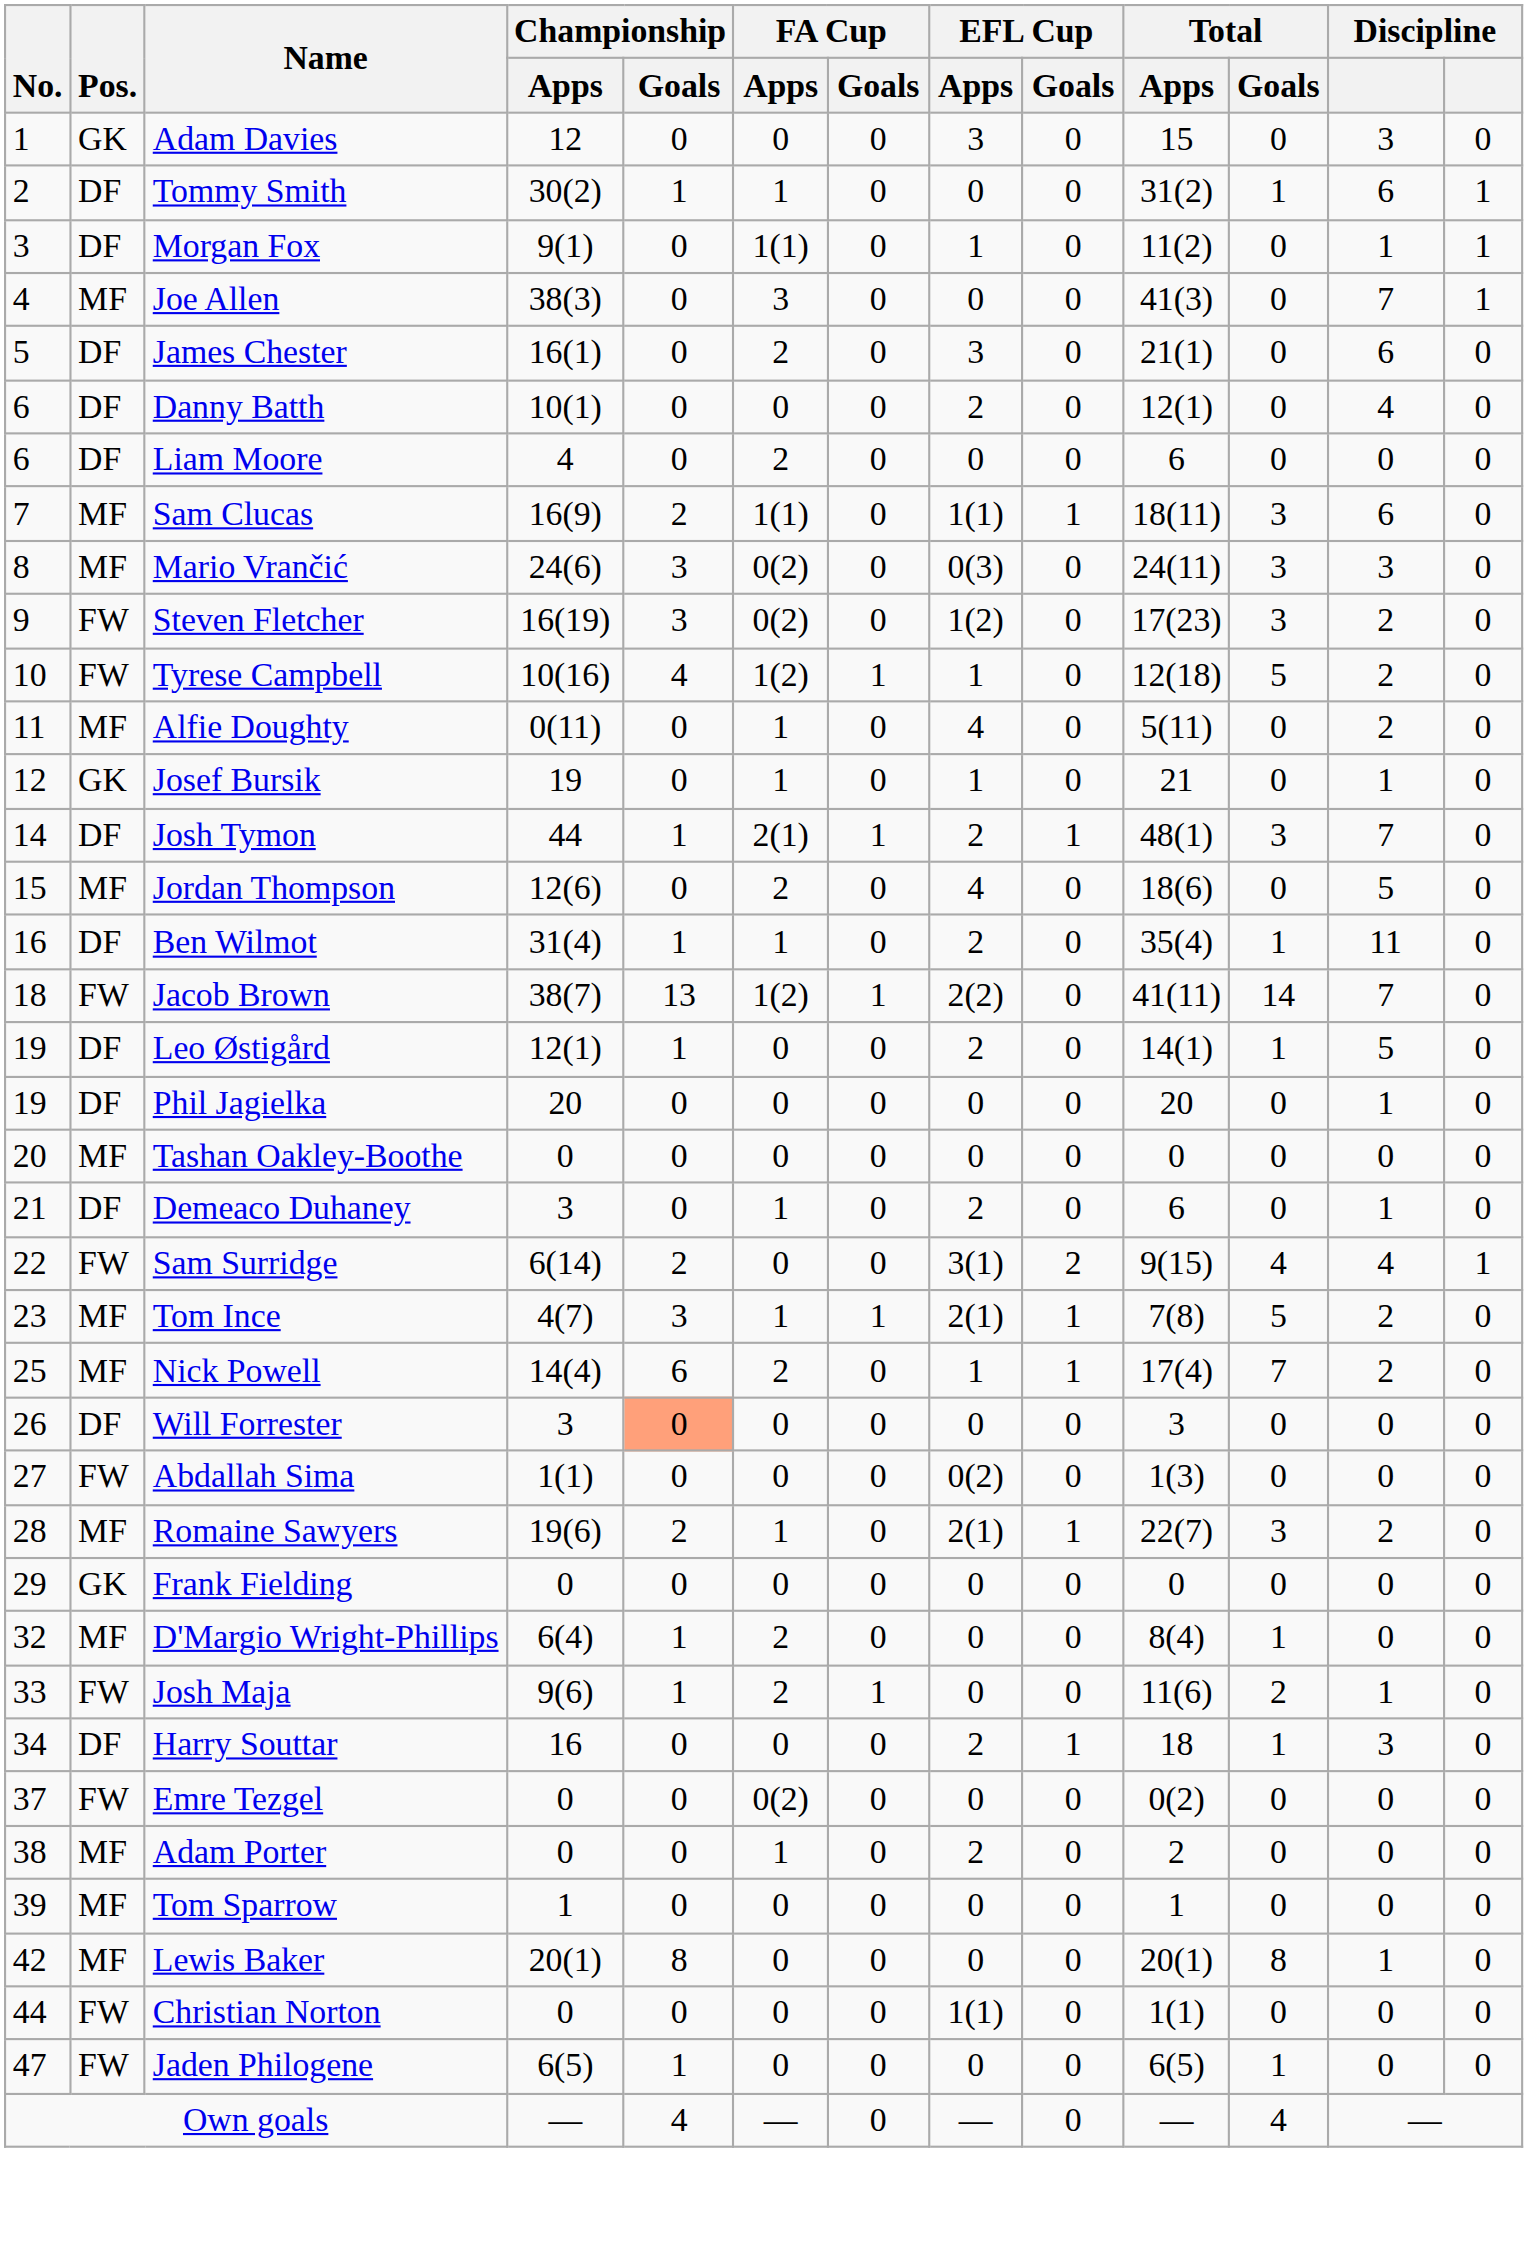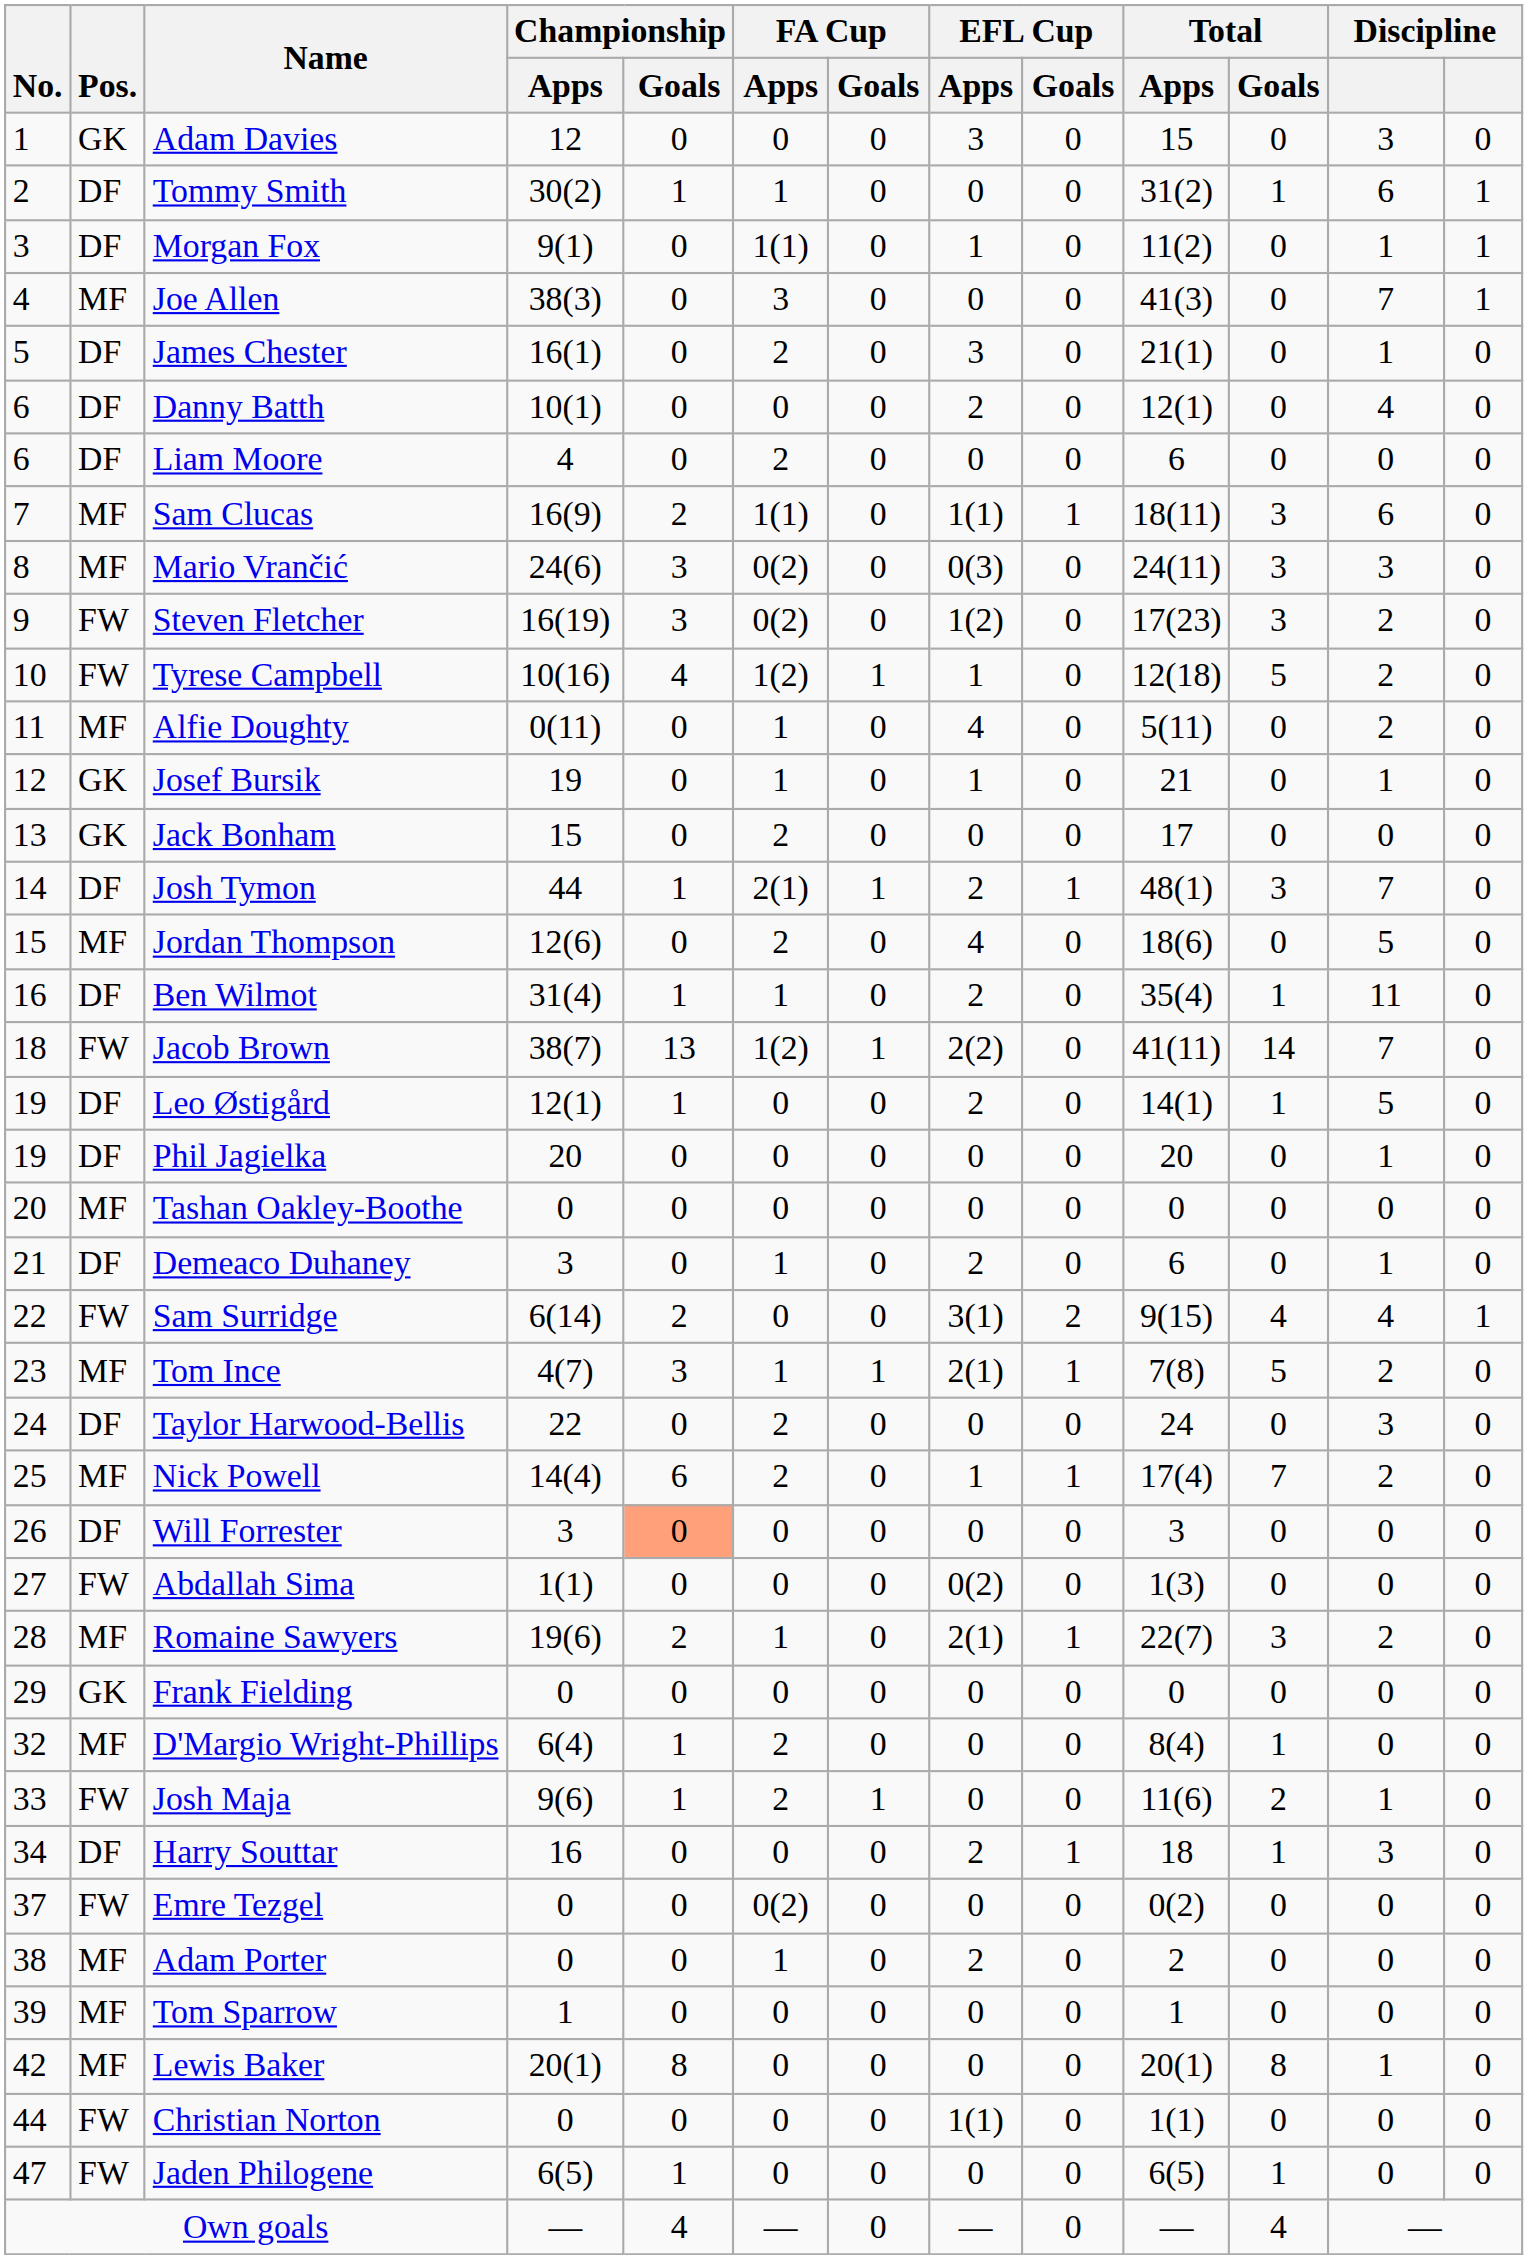(1386, 352) 6 -> (1386, 352) 1
+ row: (244, 834)
+ row: (309, 1423)
